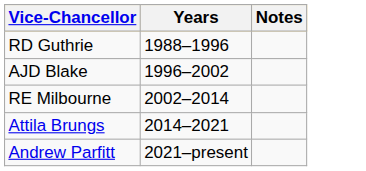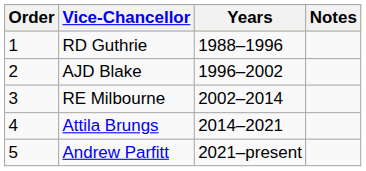+ column: (32, 17)
